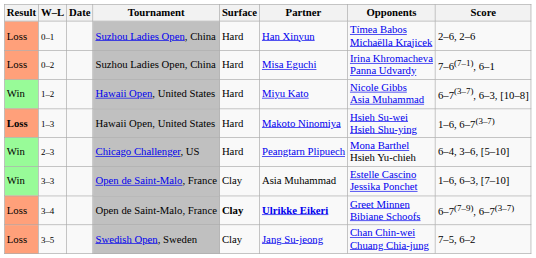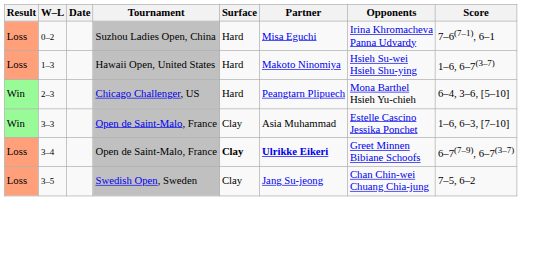- row: (48, 36)
- row: (48, 94)
(17, 123) bold -> (17, 65) normal
